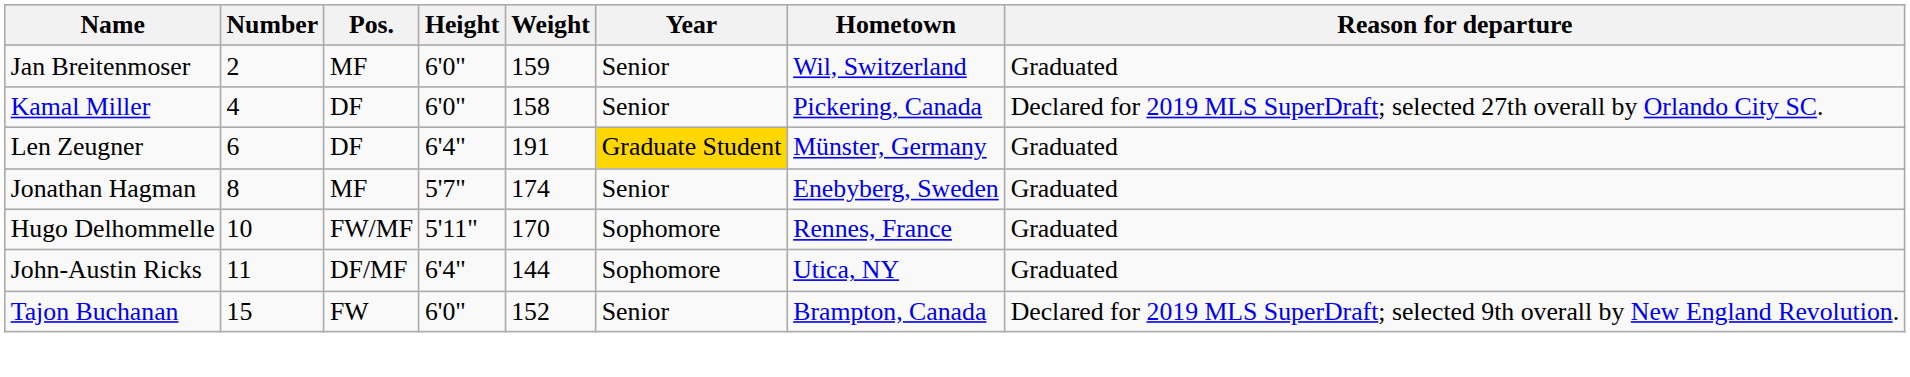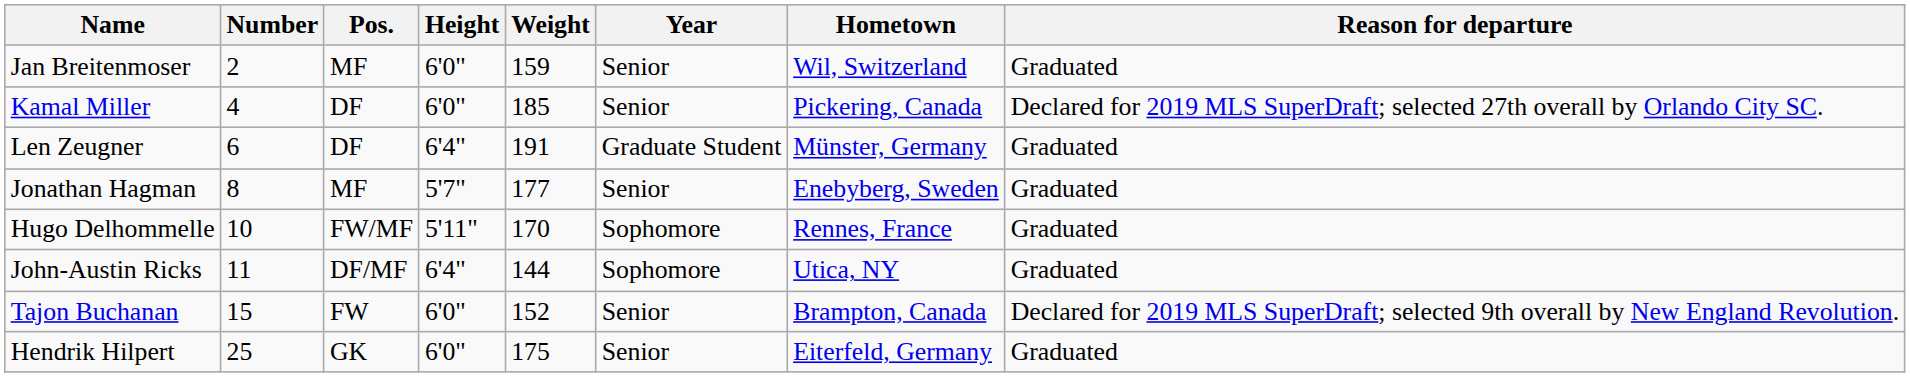(530, 106) 158 -> (530, 106) 185
(692, 147) gold background -> (692, 147) no background
(530, 188) 174 -> (530, 188) 177
+ row: (93, 351)
